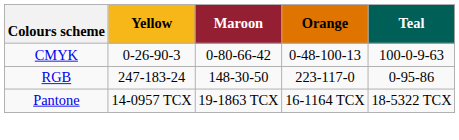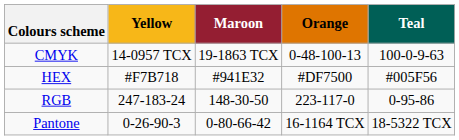(152, 54) 0-26-90-3 -> (152, 54) 14-0957 TCX
(238, 54) 0-80-66-42 -> (238, 54) 19-1863 TCX
+ row: (56, 77)
(152, 100) 14-0957 TCX -> (152, 123) 0-26-90-3
(238, 100) 19-1863 TCX -> (238, 123) 0-80-66-42
